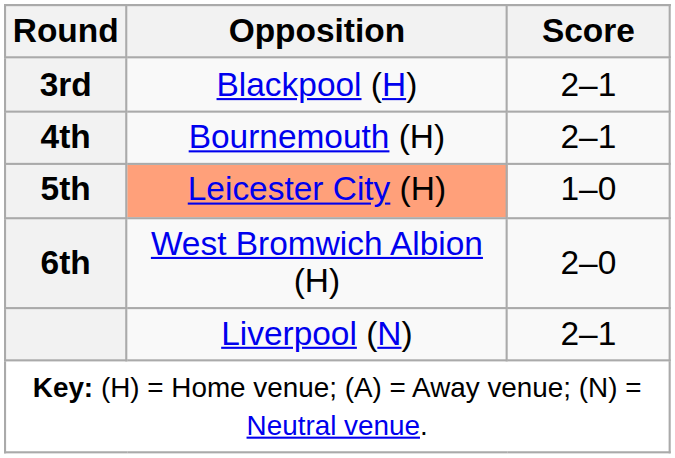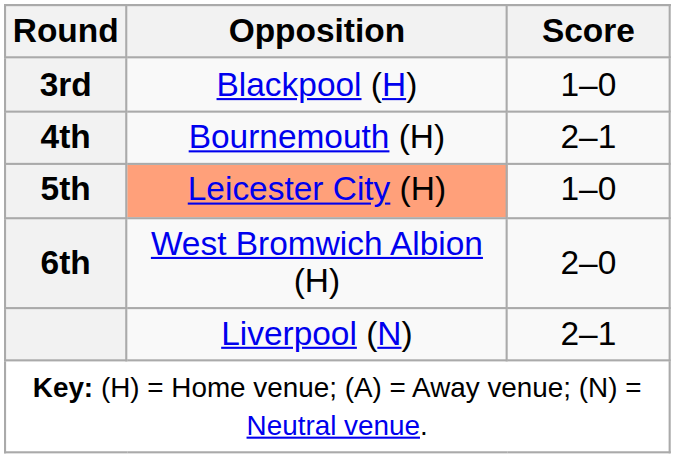(588, 84) 2–1 -> (588, 84) 1–0
